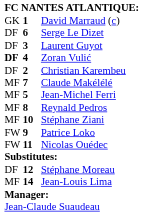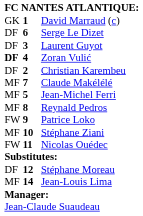rows swapped: (73, 120) <-> (68, 132)
